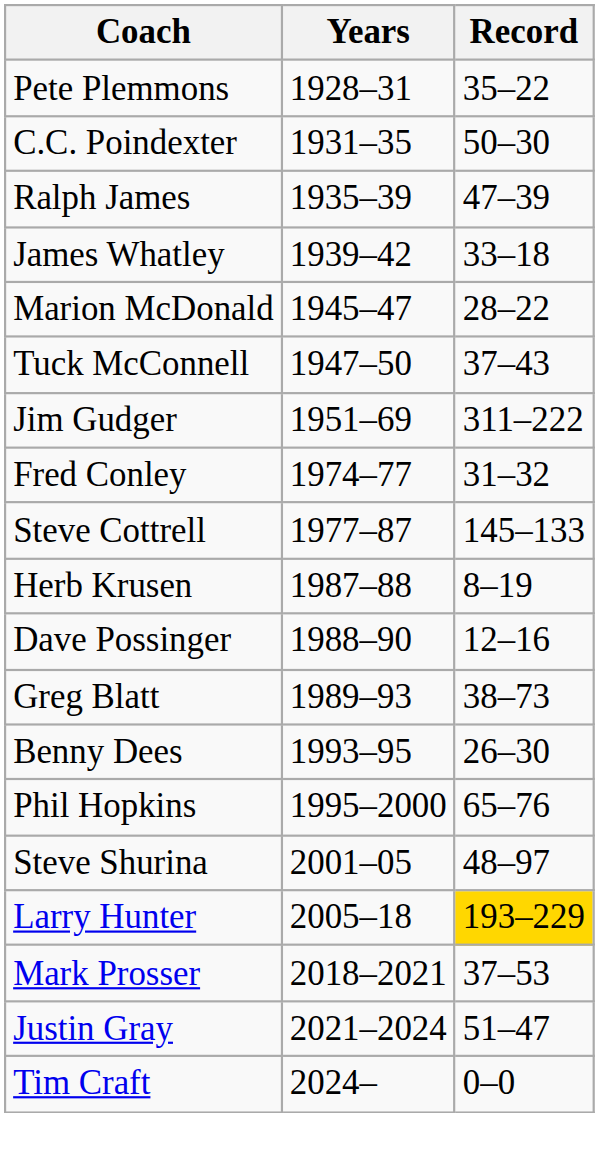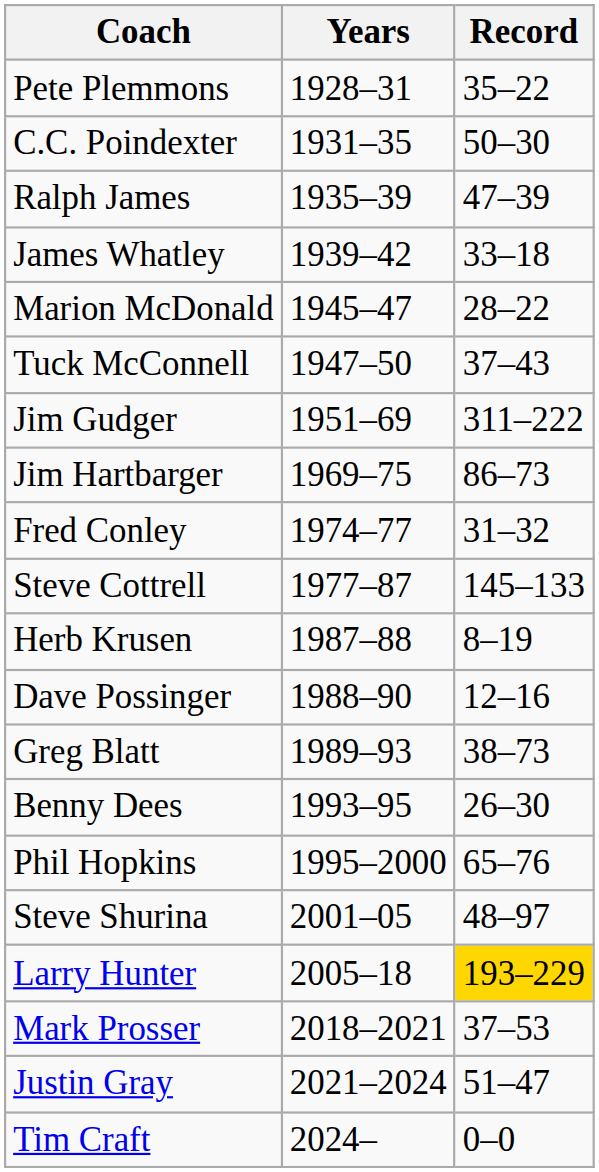+ row: (118, 474)
